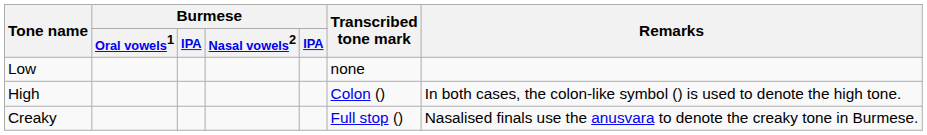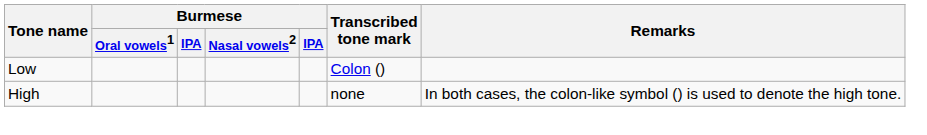(348, 69) none -> (358, 69) Colon ()
(358, 93) Colon () -> (348, 93) none
- row: (32, 118)
